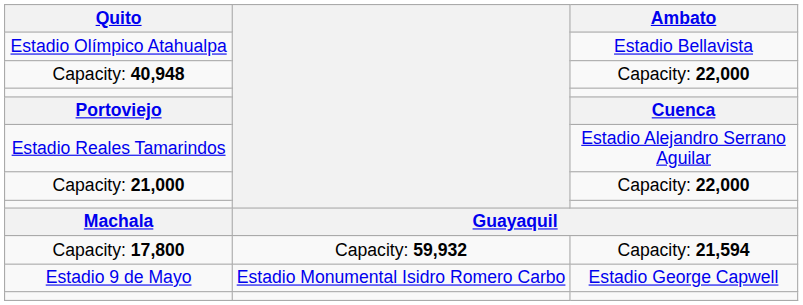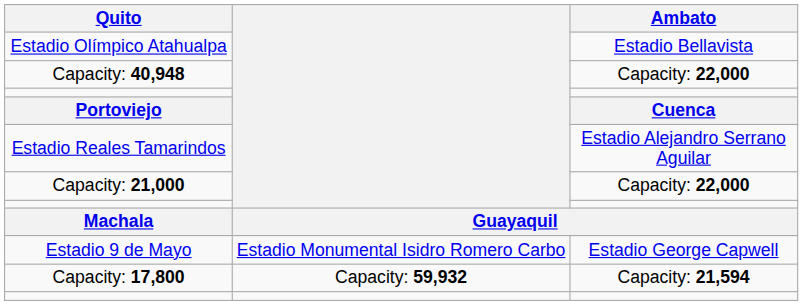rows swapped: (119, 277) <-> (119, 249)
